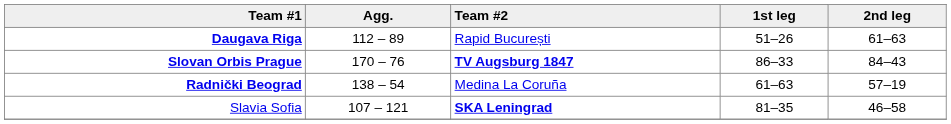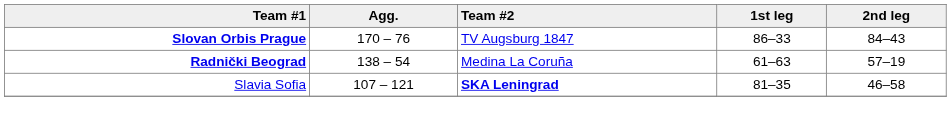- row: (257, 38)
(514, 61) bold -> (517, 38) normal
